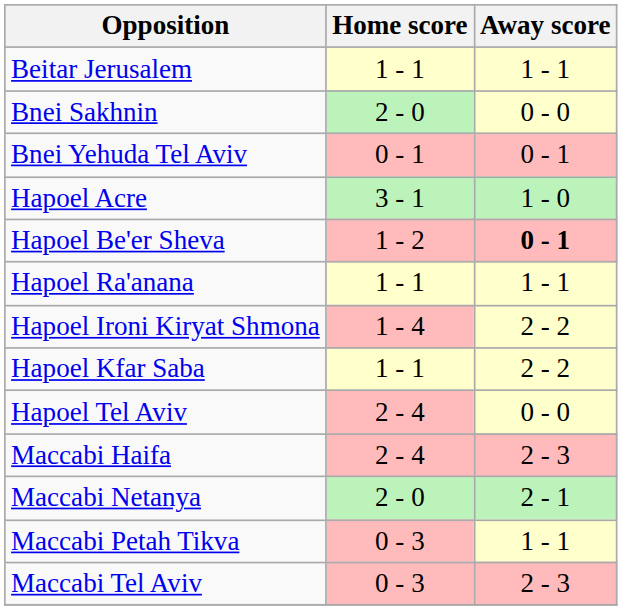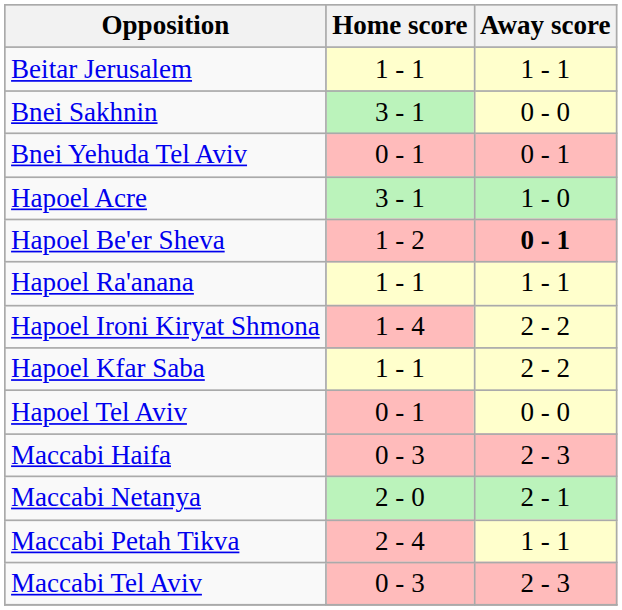(400, 111) 2 - 0 -> (400, 111) 3 - 1
(400, 411) 2 - 4 -> (400, 411) 0 - 1
(400, 454) 2 - 4 -> (400, 454) 0 - 3
(400, 540) 0 - 3 -> (400, 540) 2 - 4
